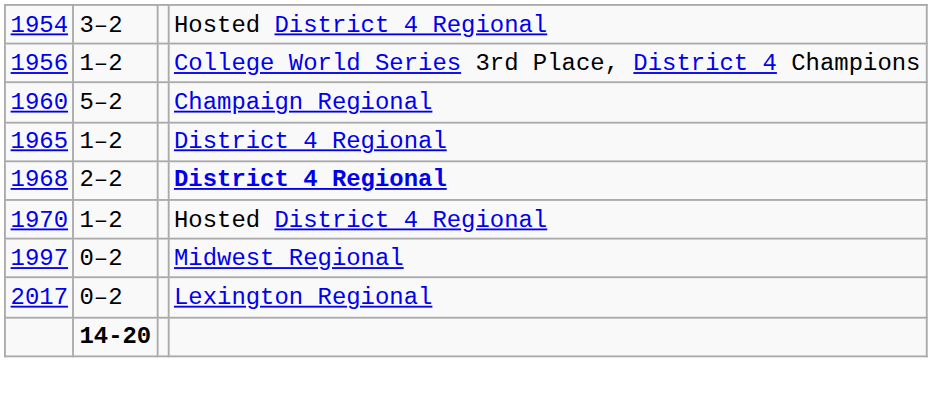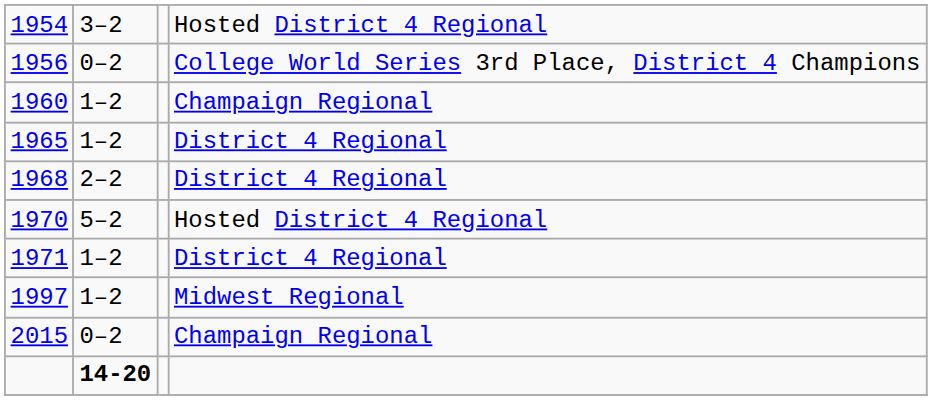(101, 63) 1–2 -> (101, 63) 0–2
(101, 102) 5–2 -> (101, 102) 1–2
(310, 180) bold -> (310, 180) normal
(101, 219) 1–2 -> (101, 219) 5–2
+ row: (39, 258)
(101, 258) 0–2 -> (101, 297) 1–2
+ row: (39, 336)
- row: (39, 297)
